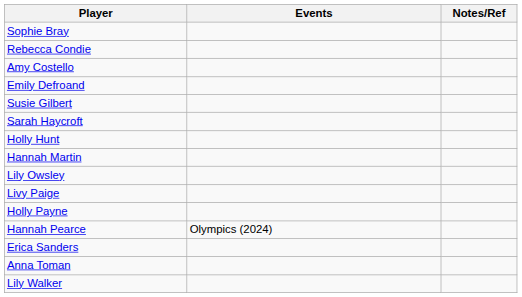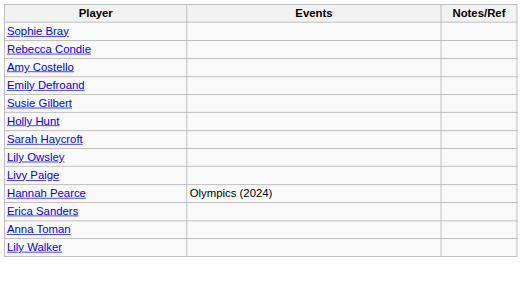rows swapped: (45, 121) <-> (33, 139)
- row: (44, 157)
- row: (37, 211)
